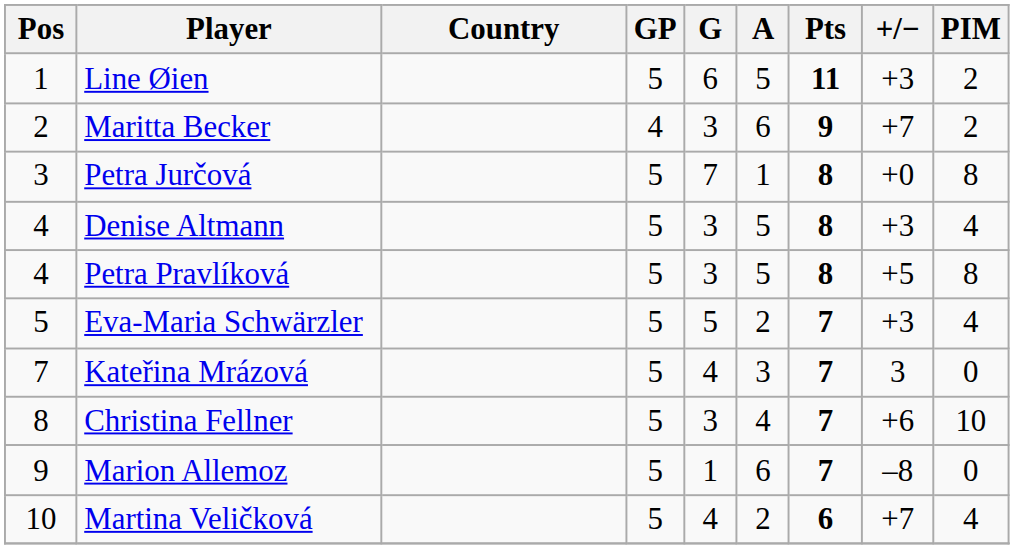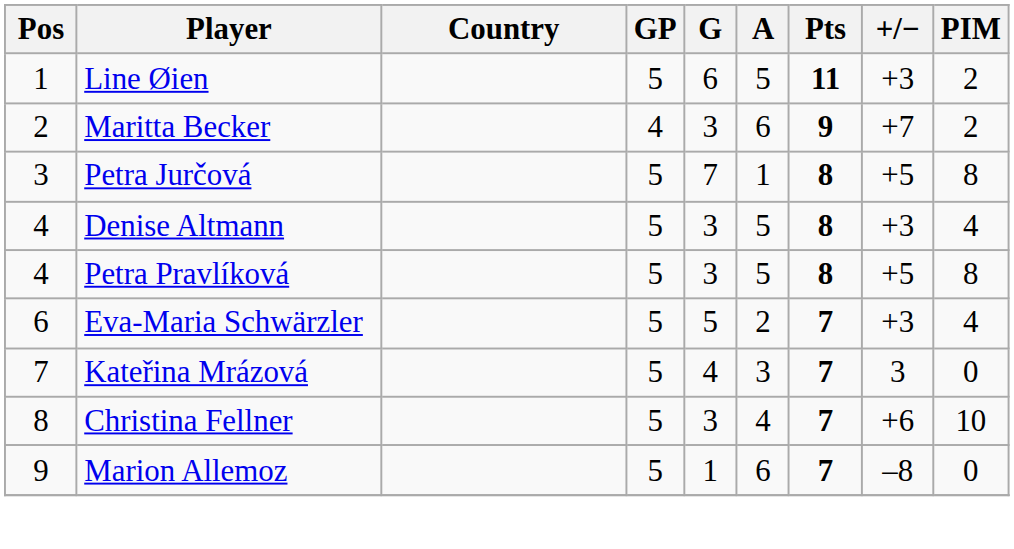(898, 175) +0 -> (898, 175) +5
(41, 322) 5 -> (41, 322) 6
- row: (198, 518)
